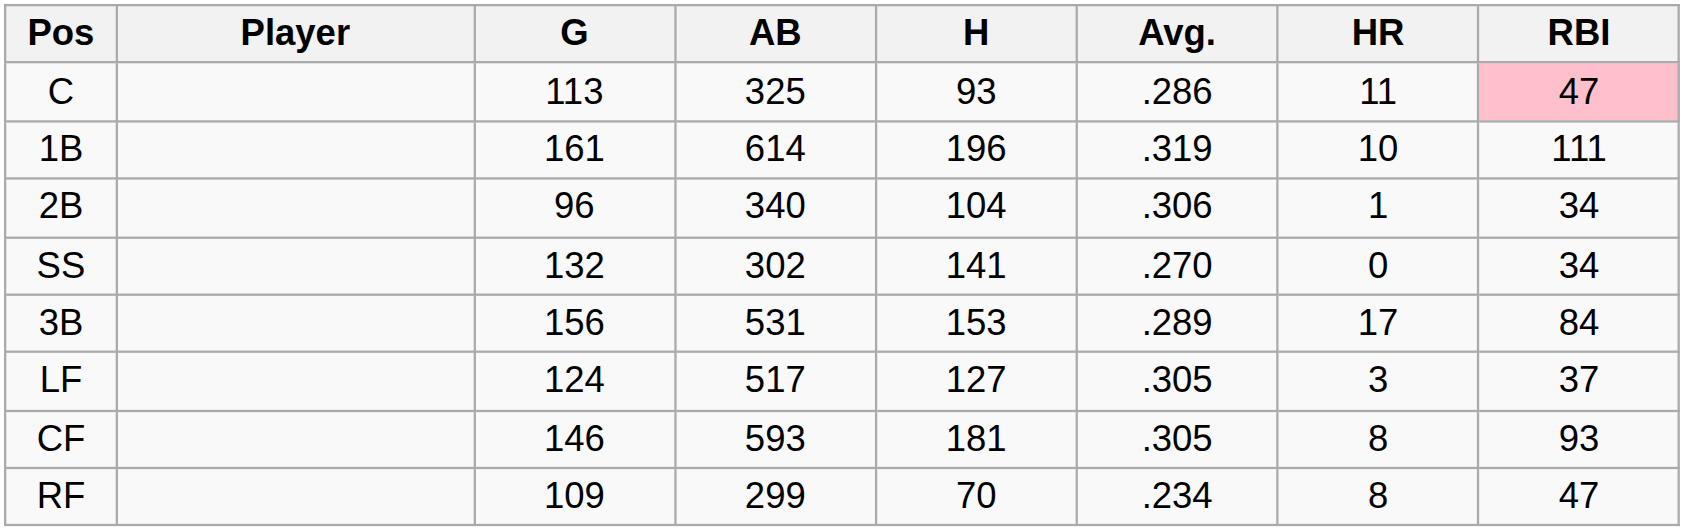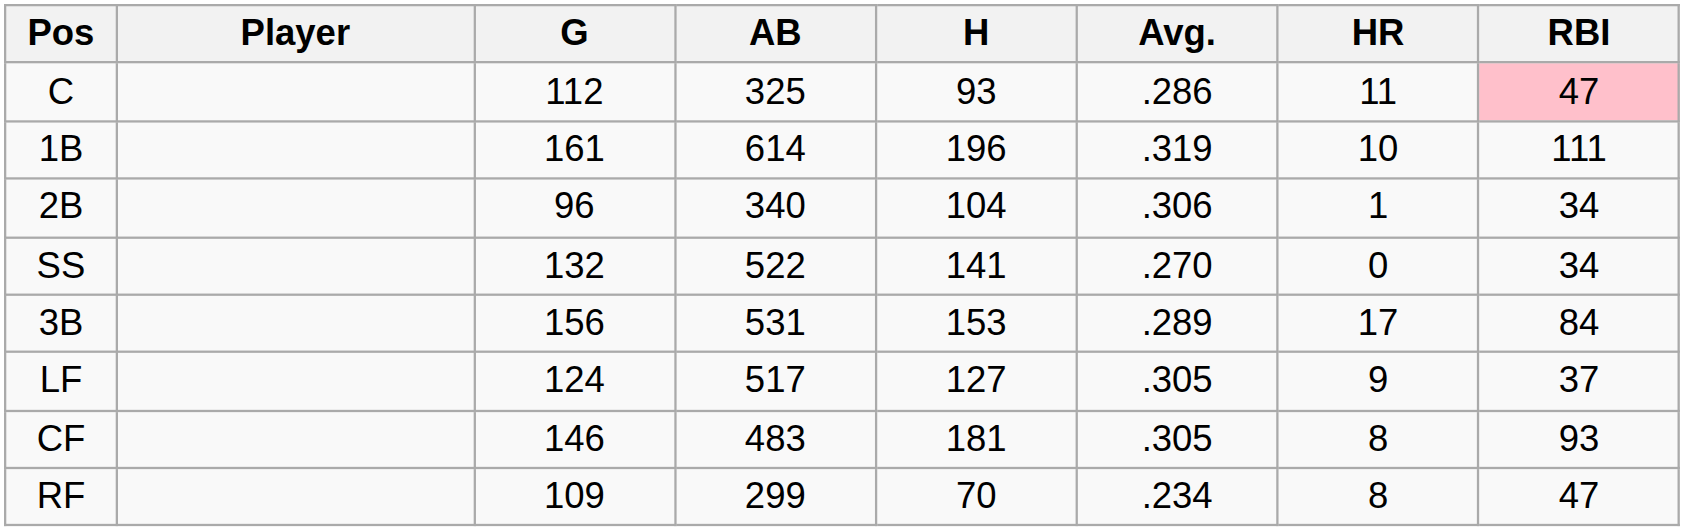(574, 91) 113 -> (574, 91) 112
(775, 264) 302 -> (775, 264) 522
(1378, 380) 3 -> (1378, 380) 9
(775, 438) 593 -> (775, 438) 483
